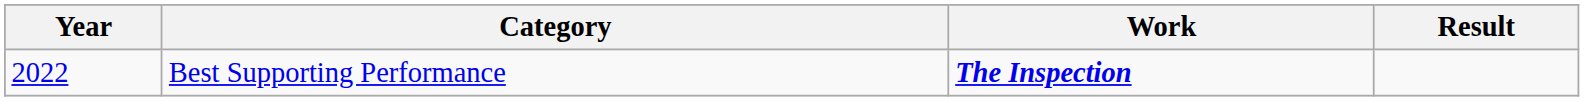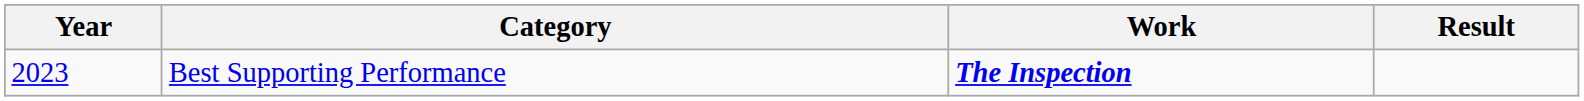(40, 72) 2022 -> (40, 72) 2023
